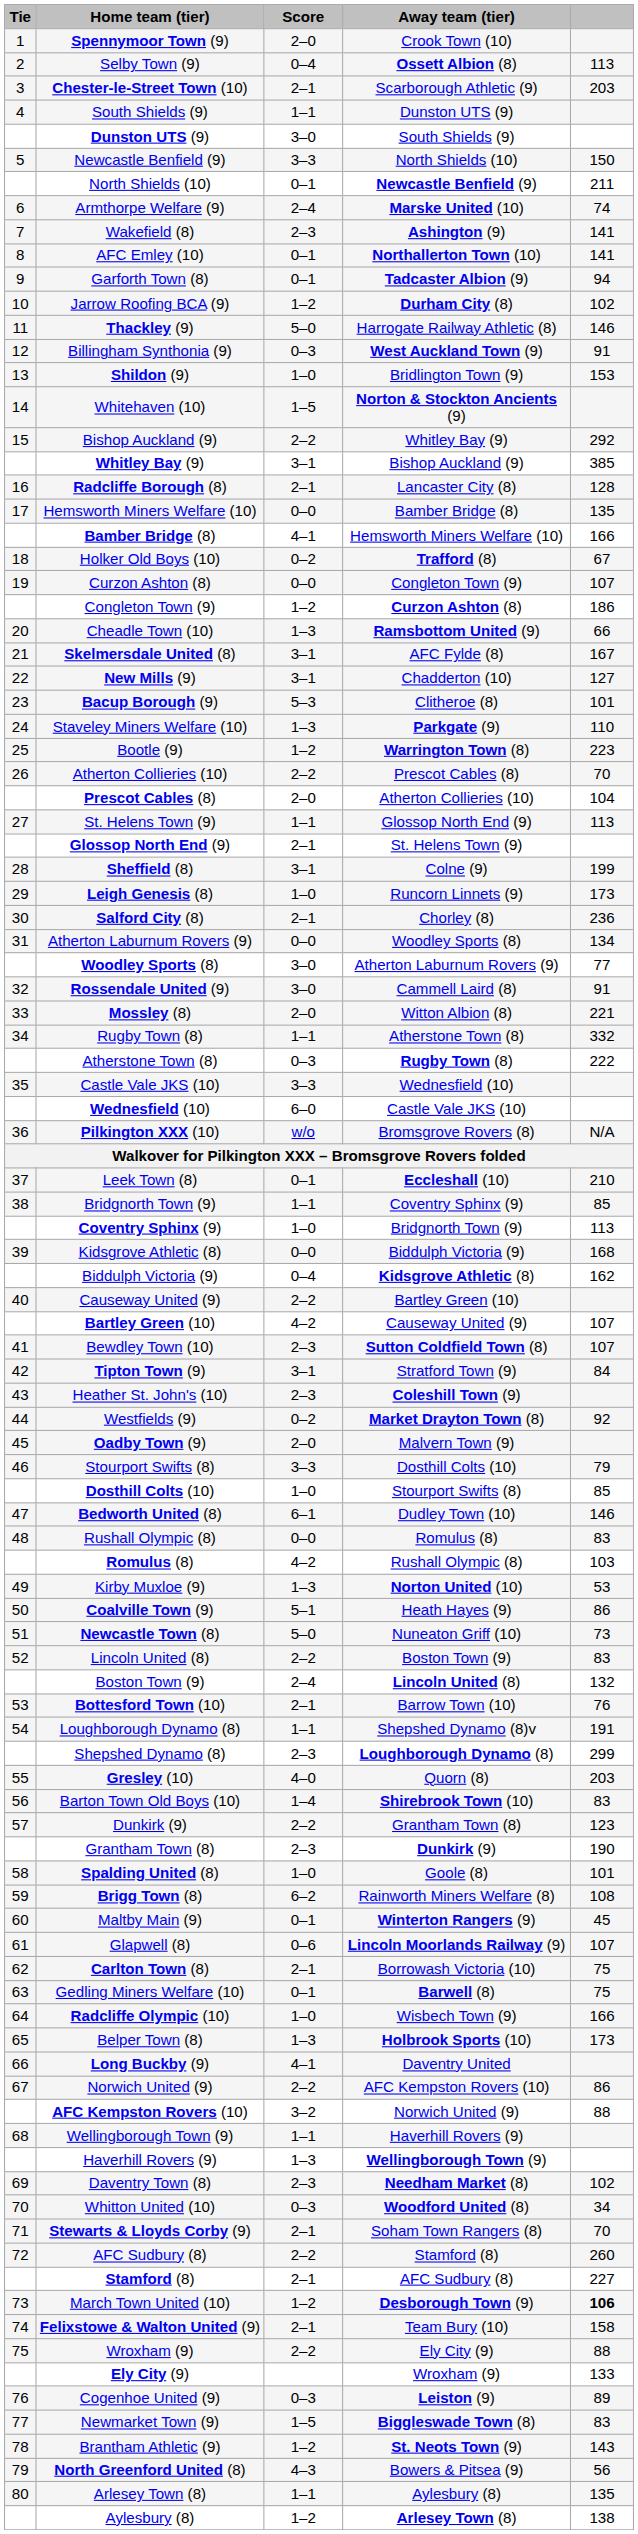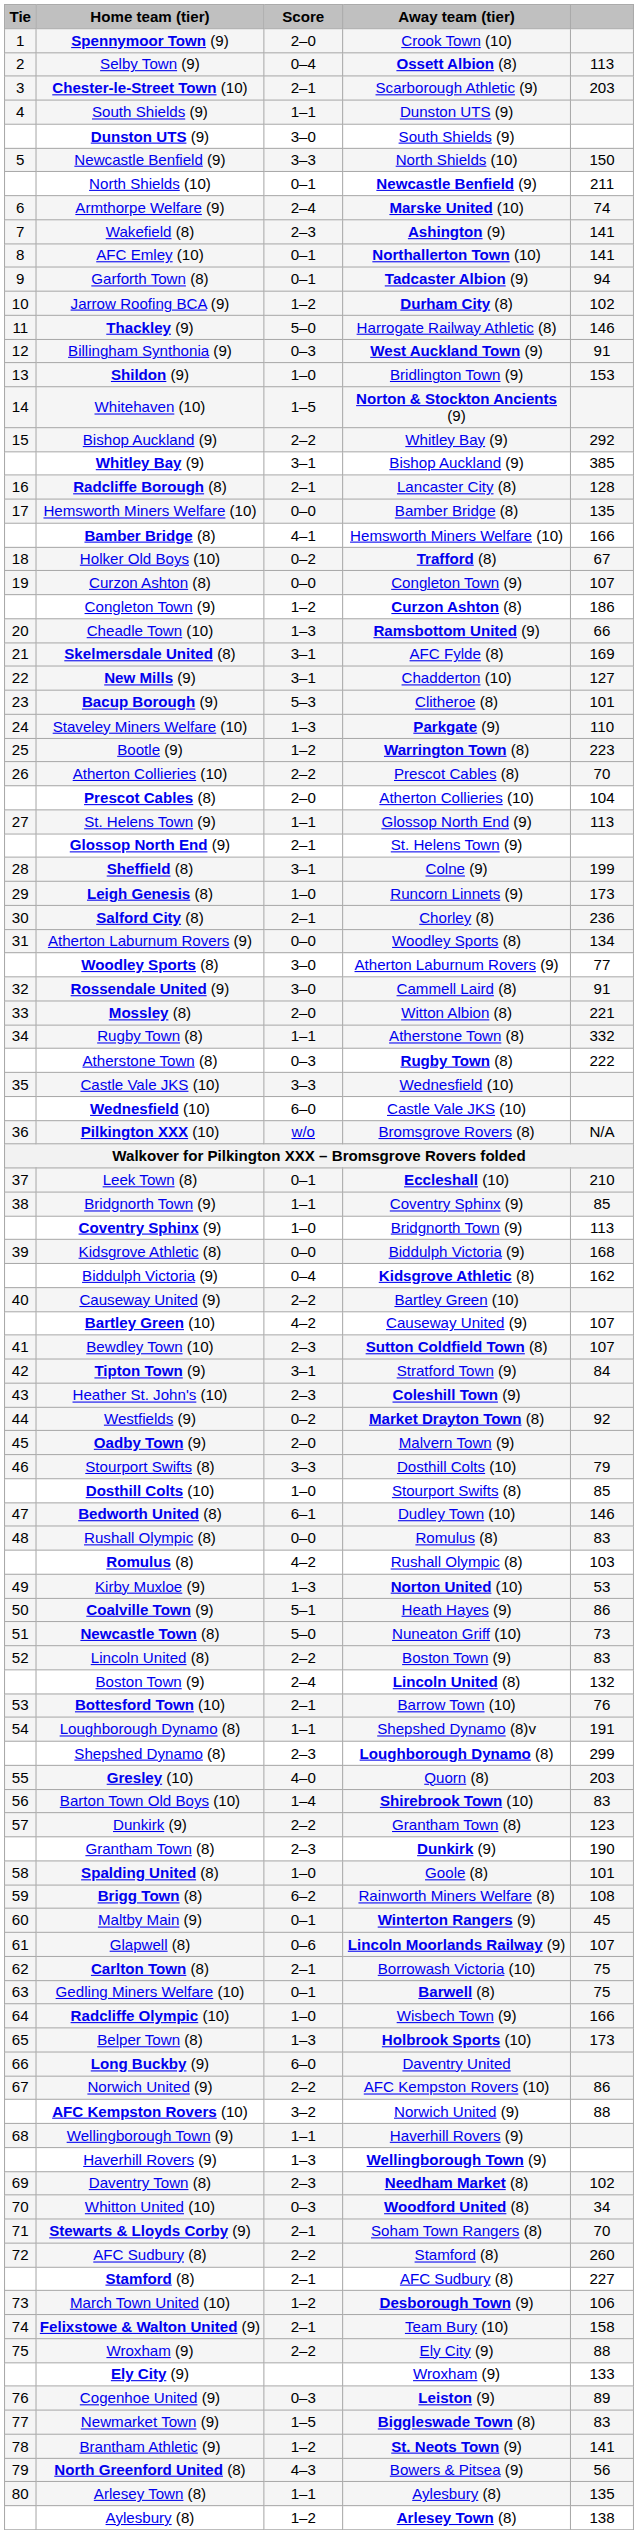(602, 655) 167 -> (602, 655) 169
(303, 2064) 4–1 -> (303, 2064) 6–0
(602, 2303) bold -> (602, 2303) normal
(602, 2446) 143 -> (602, 2446) 141
